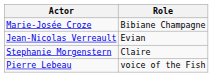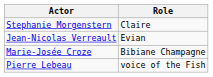rows swapped: (49, 25) <-> (59, 52)
